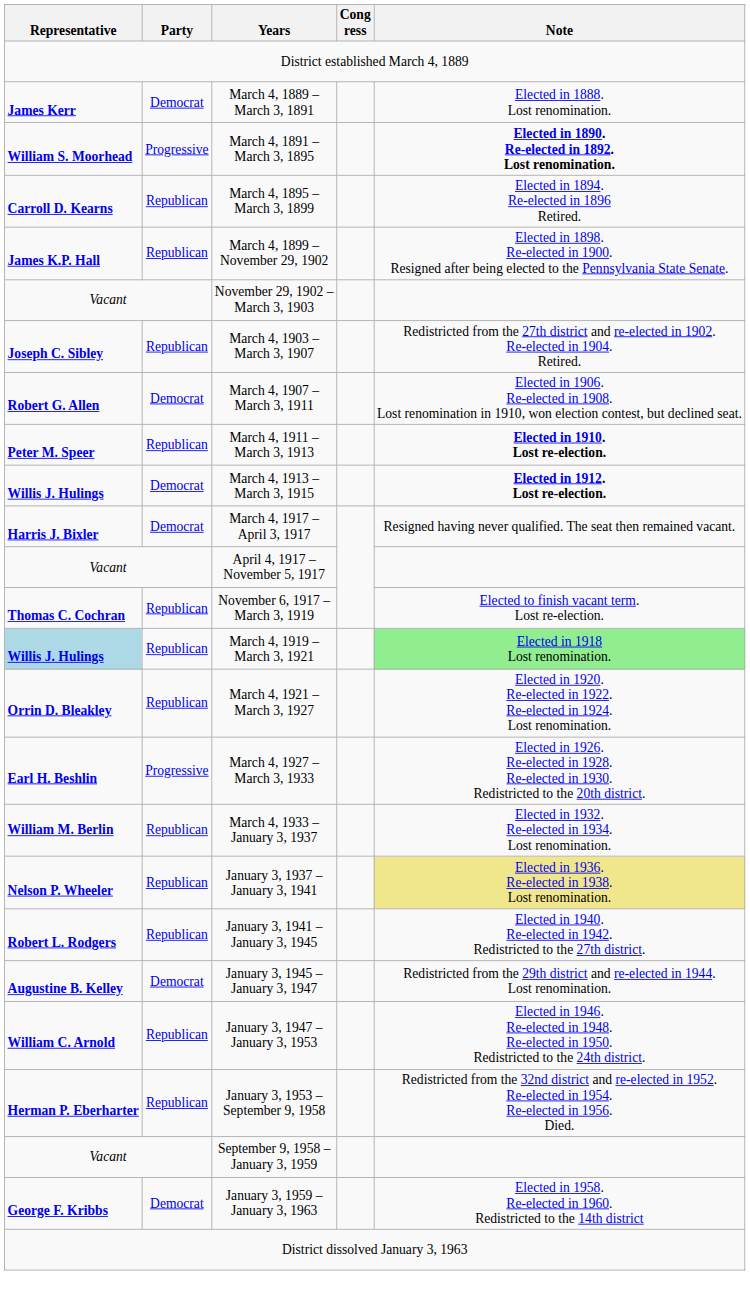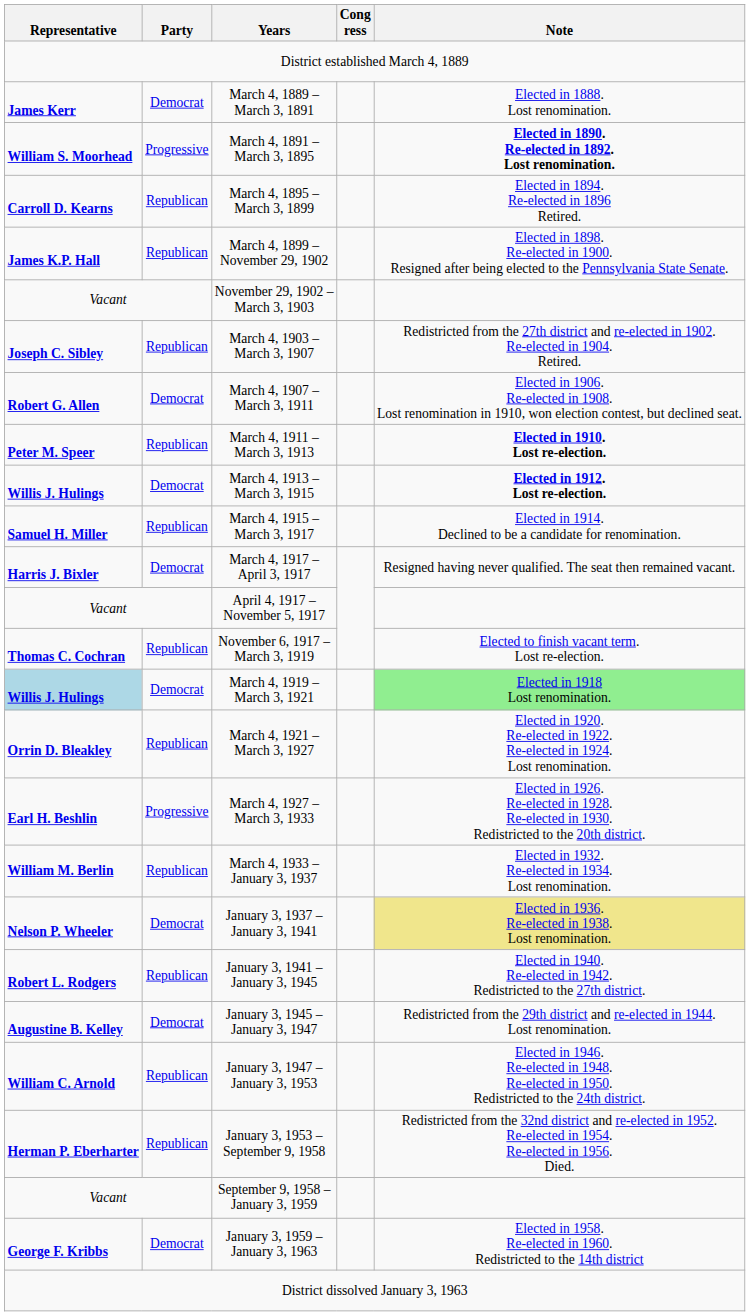+ row: (274, 526)
(177, 649) Republican -> (177, 689) Democrat
(177, 882) Republican -> (177, 923) Democrat
